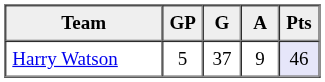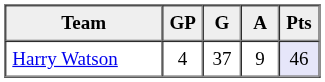(183, 58) 5 -> (183, 58) 4
